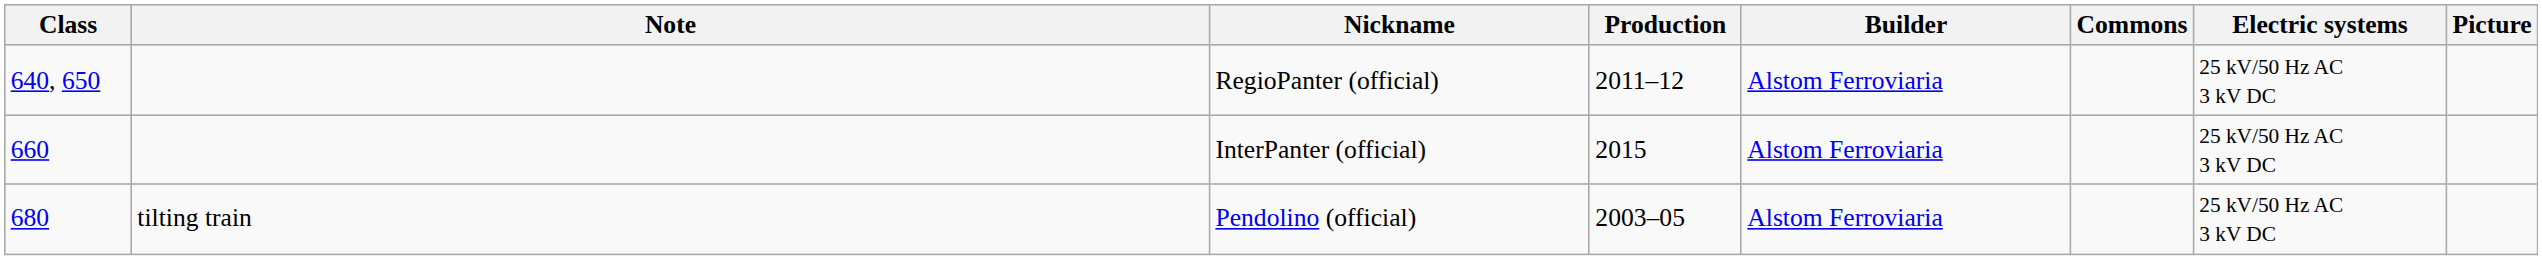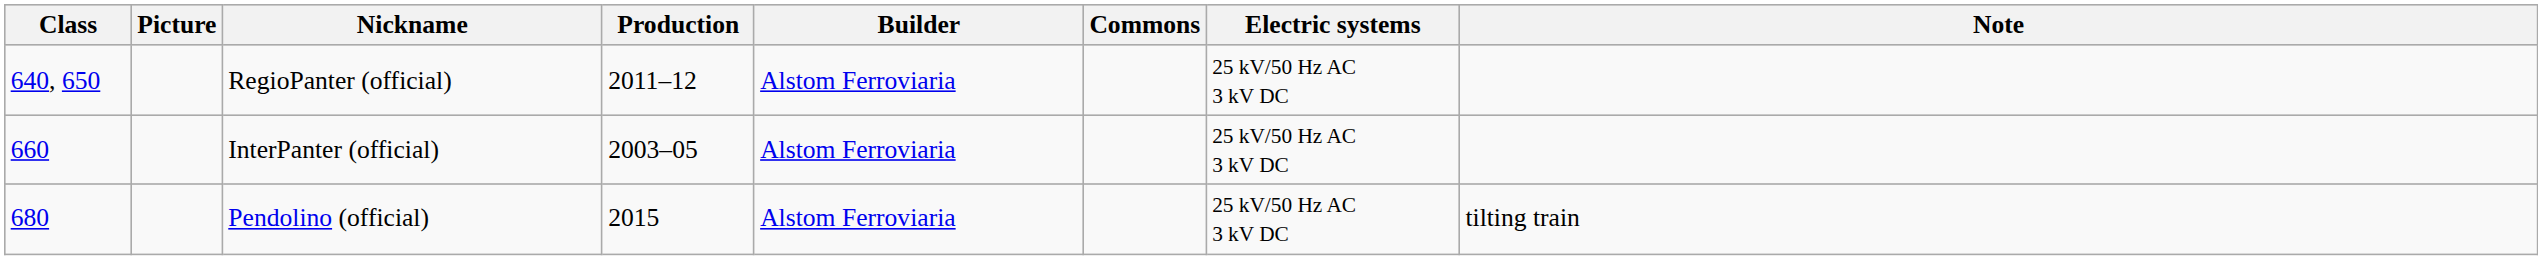columns swapped: (2492, 24) <-> (670, 24)
(1621, 149) 2015 -> (653, 149) 2003–05
(1640, 218) 2003–05 -> (634, 218) 2015
